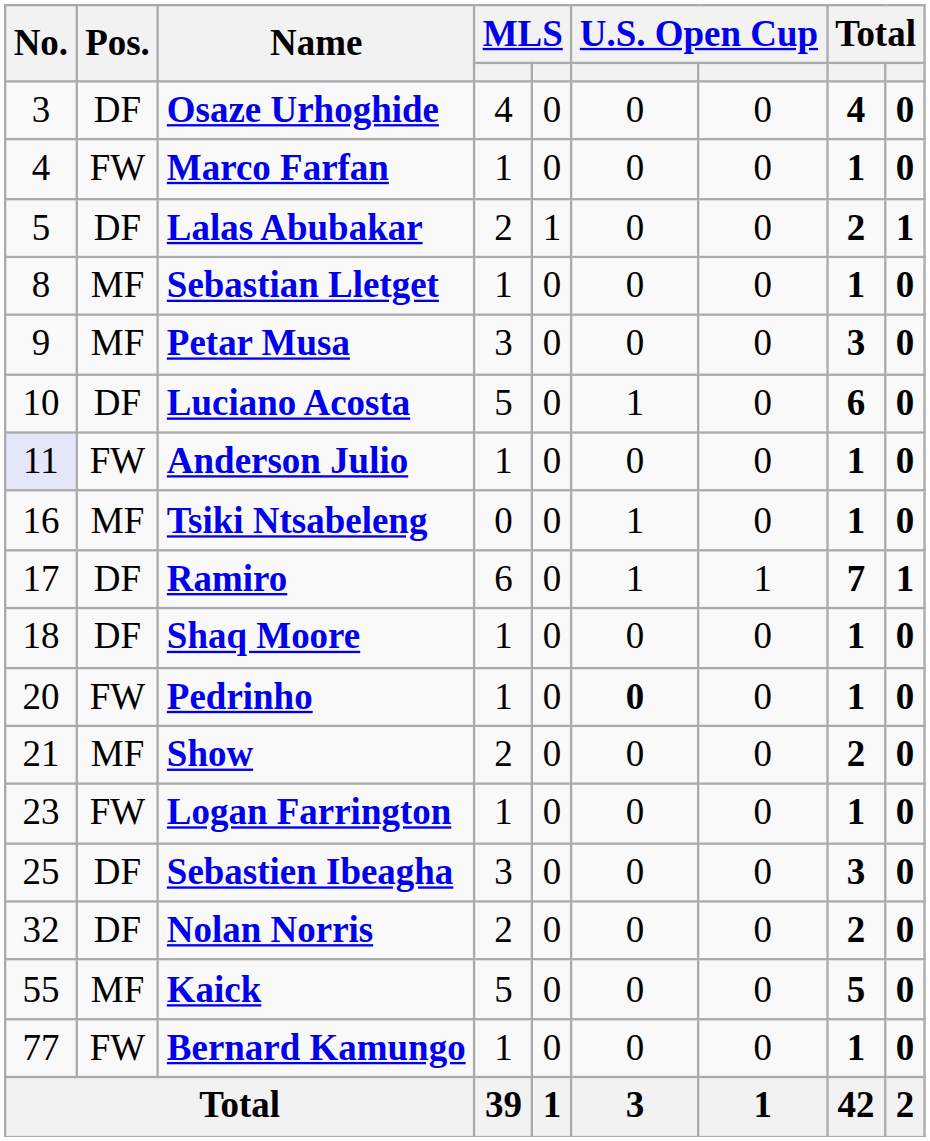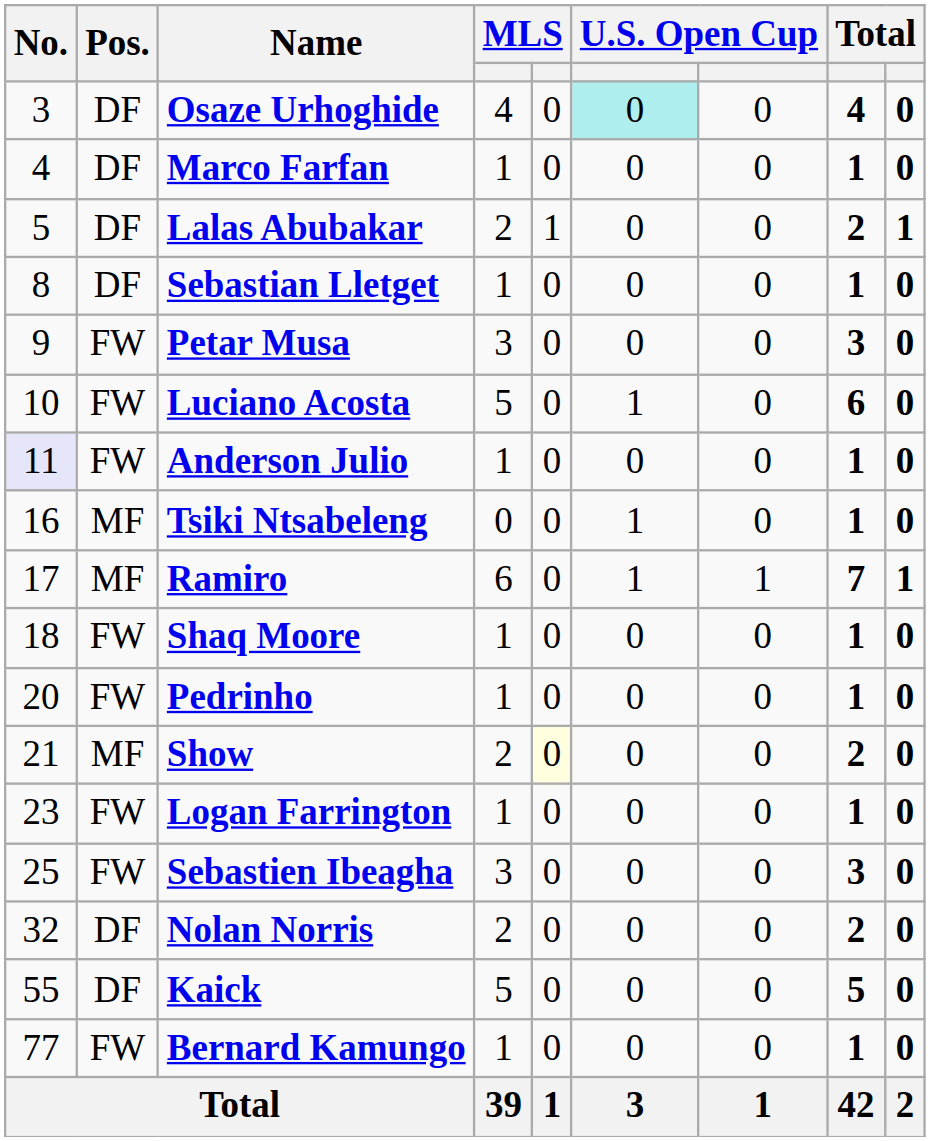(635, 109) no background -> (635, 109) paleturquoise background
(117, 168) FW -> (117, 168) DF
(117, 285) MF -> (117, 285) DF
(117, 343) MF -> (117, 343) FW
(117, 402) DF -> (117, 402) FW
(117, 578) DF -> (117, 578) MF
(117, 637) DF -> (117, 637) FW
(635, 695) bold -> (635, 695) normal
(552, 754) no background -> (552, 754) lightyellow background
(117, 871) DF -> (117, 871) FW
(117, 988) MF -> (117, 988) DF
